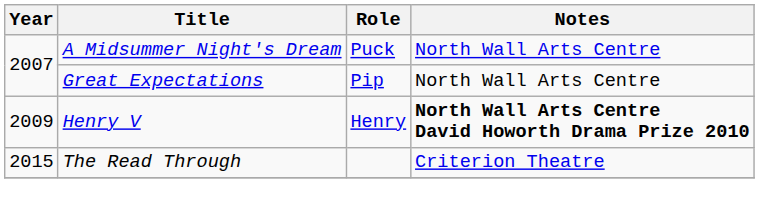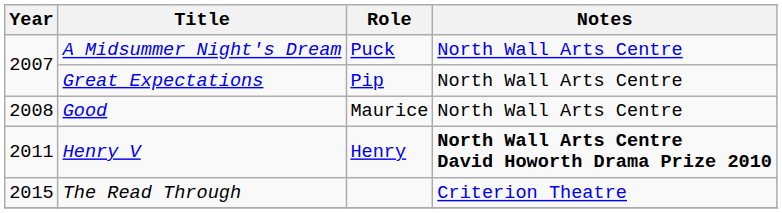+ row: (85, 111)
(31, 121) 2009 -> (31, 152) 2011
